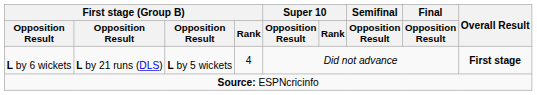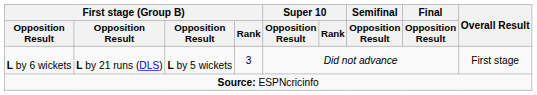(249, 61) 4 -> (249, 61) 3
(495, 61) bold -> (495, 61) normal
